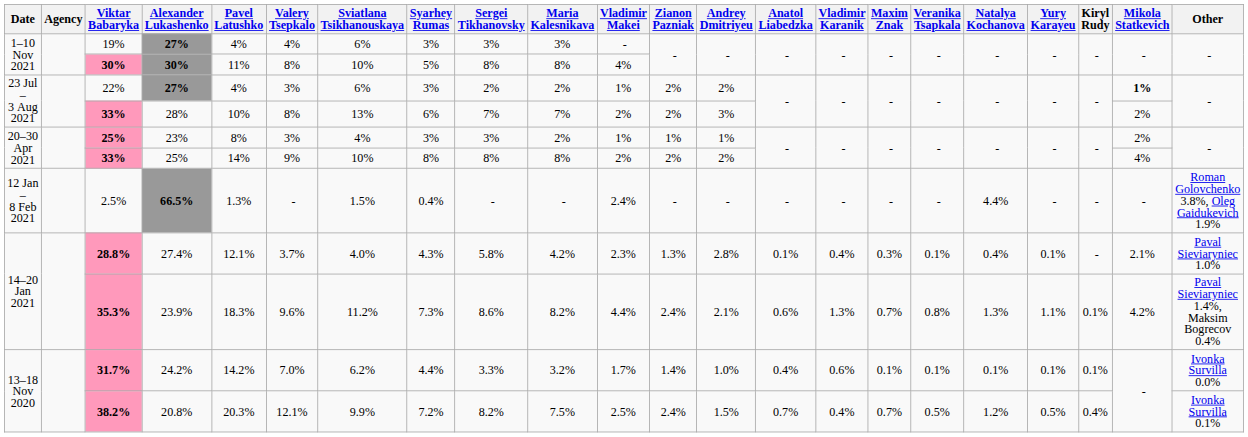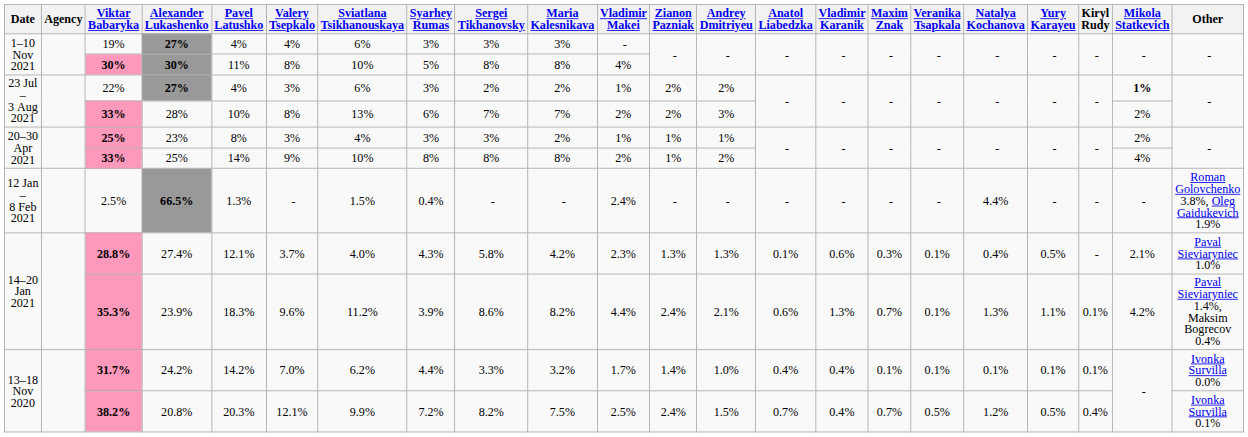(673, 158) 2% -> (673, 158) 1%
(726, 254) 2.8% -> (726, 254) 1.3%
(842, 254) 0.4% -> (842, 254) 0.6%
(1053, 254) 0.1% -> (1053, 254) 0.5%
(431, 312) 7.3% -> (431, 312) 3.9%
(937, 312) 0.8% -> (937, 312) 0.1%
(842, 371) 0.6% -> (842, 371) 0.4%
